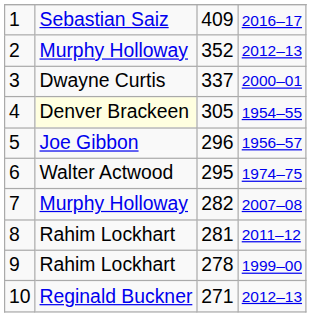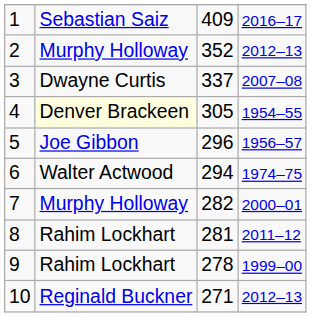(272, 81) 2000–01 -> (272, 81) 2007–08
(217, 173) 295 -> (217, 173) 294
(272, 204) 2007–08 -> (272, 204) 2000–01
